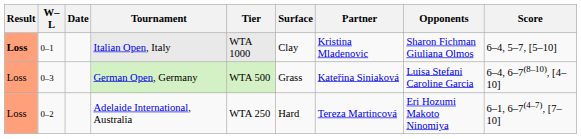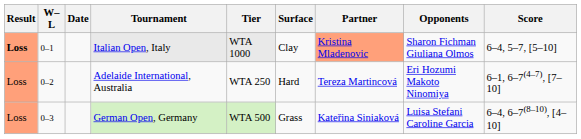(343, 47) no background -> (343, 47) lightsalmon background
rows swapped: (142, 113) <-> (146, 77)
